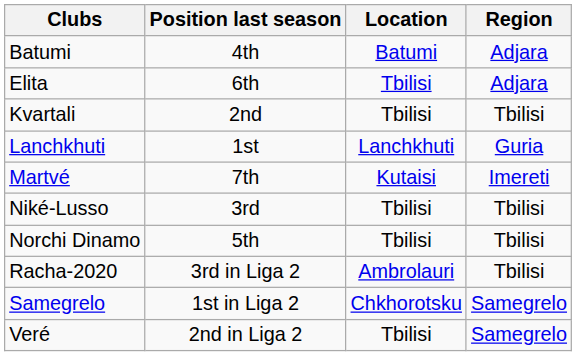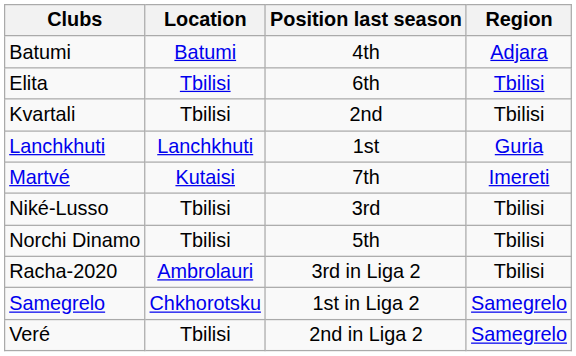columns swapped: (245, 20) <-> (406, 20)
(519, 83) Adjara -> (519, 83) Tbilisi
